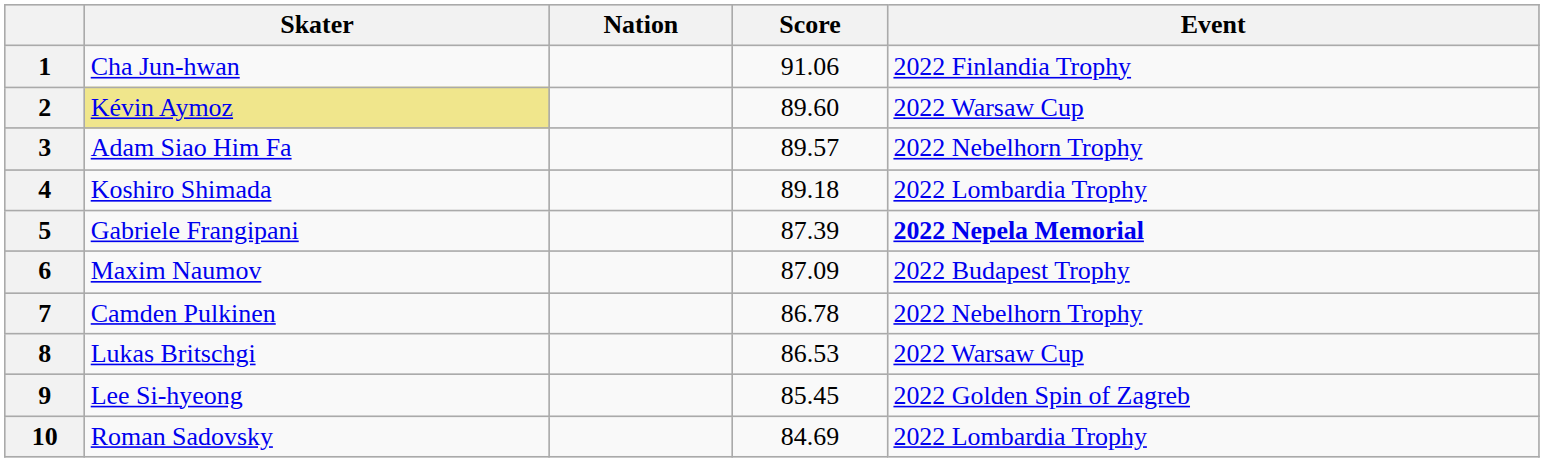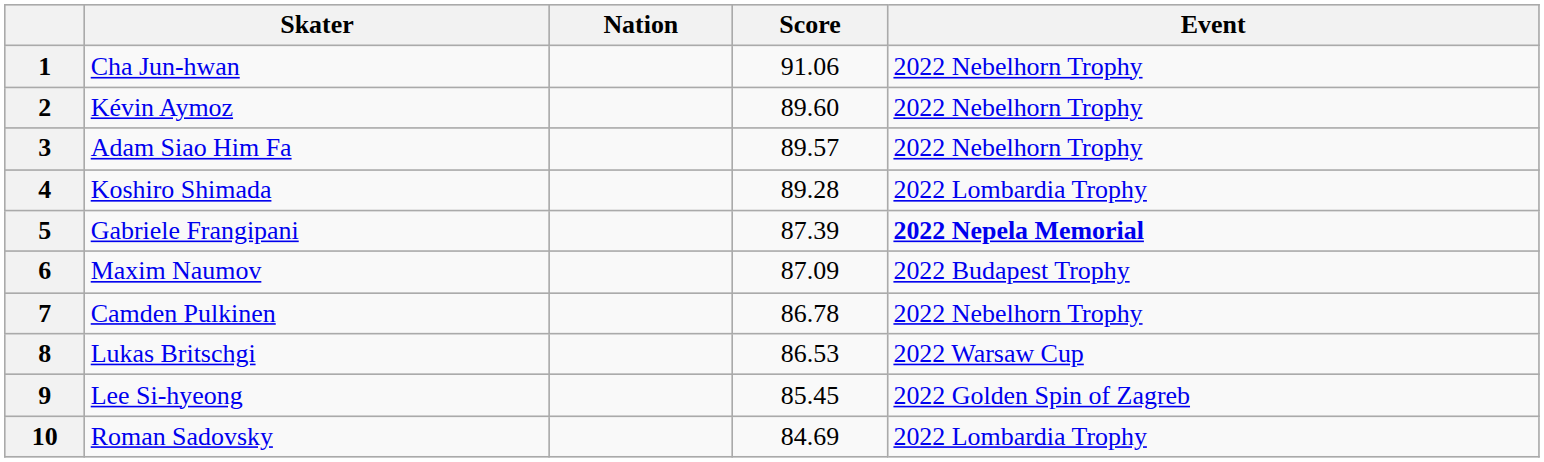(1012, 66) 2022 Finlandia Trophy -> (1018, 66) 2022 Nebelhorn Trophy
(162, 107) khaki background -> (162, 107) no background
(989, 107) 2022 Warsaw Cup -> (1018, 107) 2022 Nebelhorn Trophy
(810, 189) 89.18 -> (810, 189) 89.28
